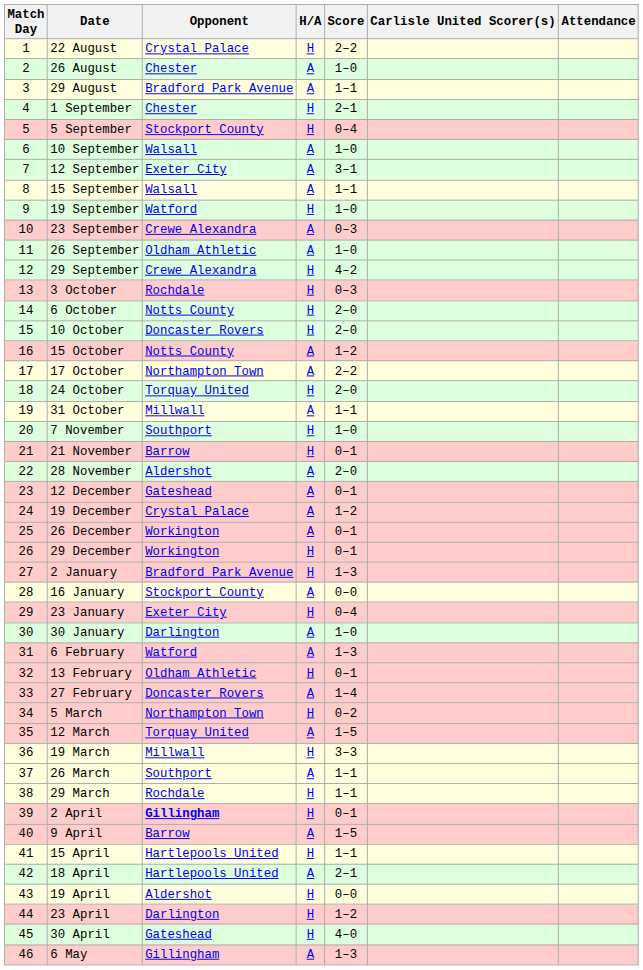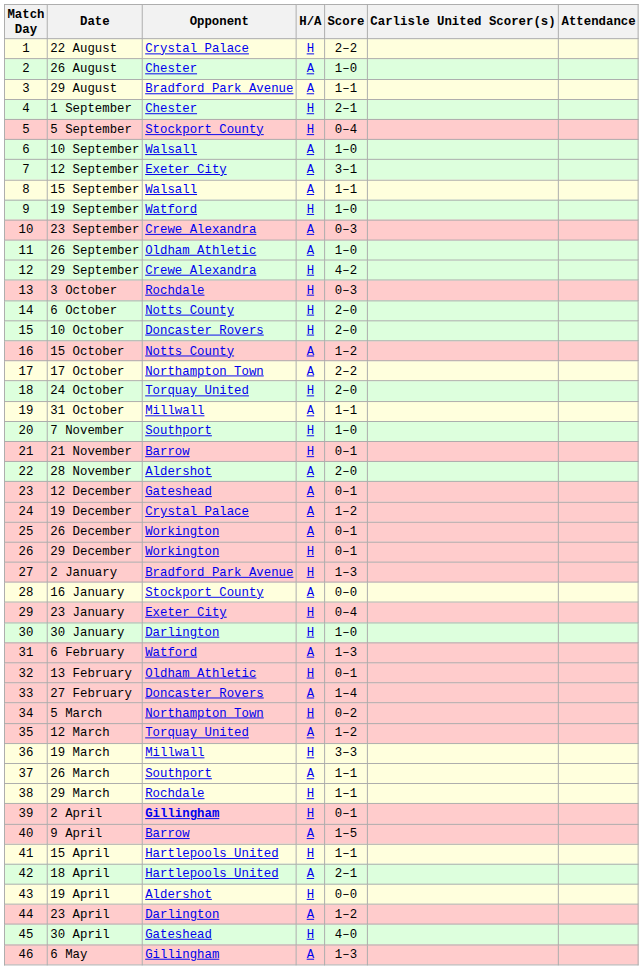(310, 633) A -> (310, 633) H
(346, 733) 1–5 -> (346, 733) 1–2
(310, 914) H -> (310, 914) A
